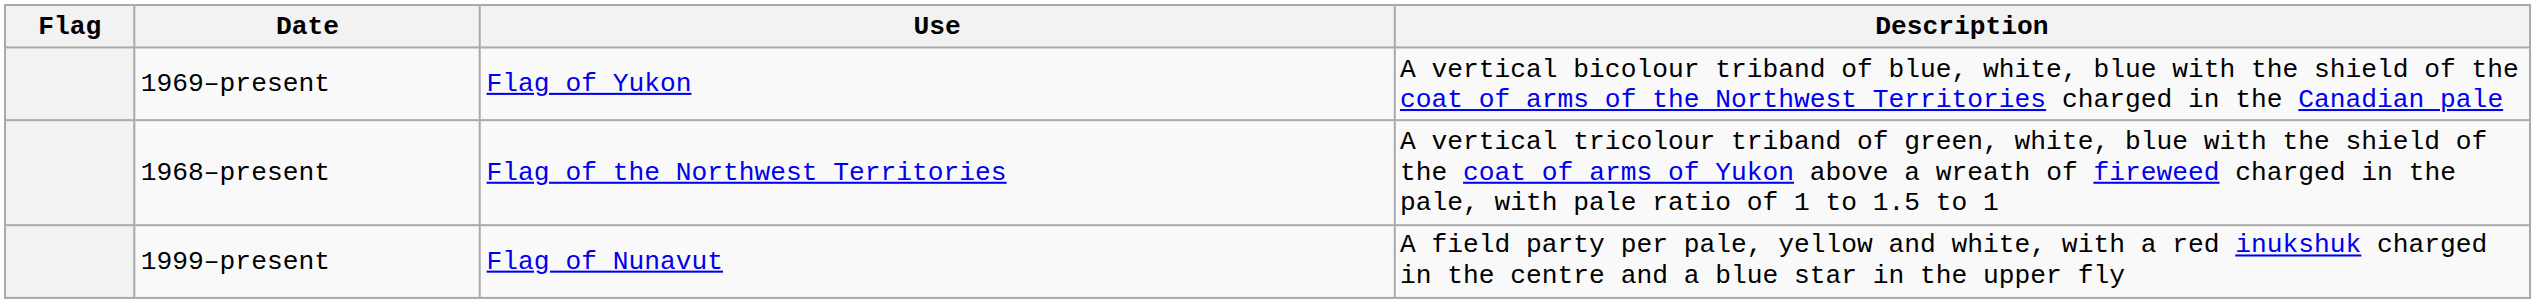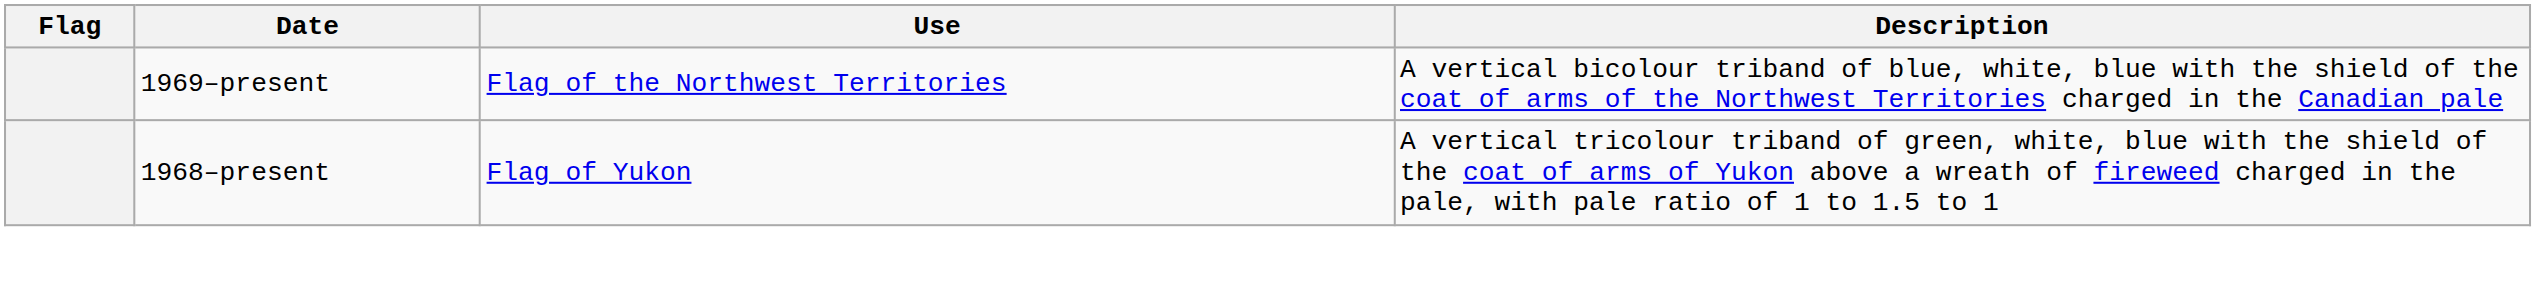(589, 84) Flag of Yukon -> (747, 84) Flag of the Northwest Territories
(747, 173) Flag of the Northwest Territories -> (589, 173) Flag of Yukon
- row: (235, 261)
